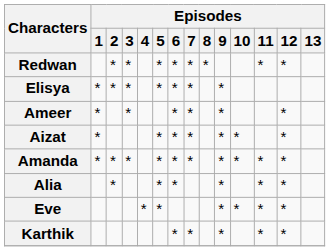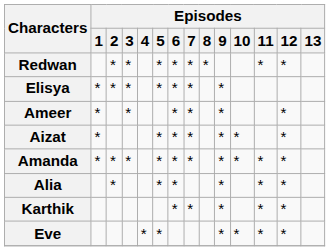rows swapped: (48, 209) <-> (48, 233)
